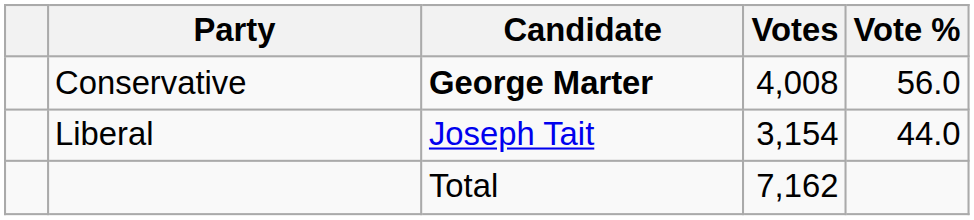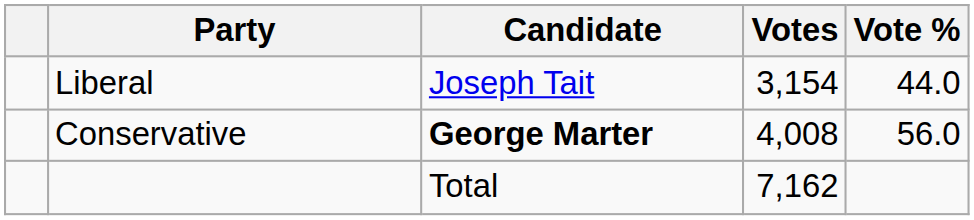rows swapped: (151, 82) <-> (104, 134)
